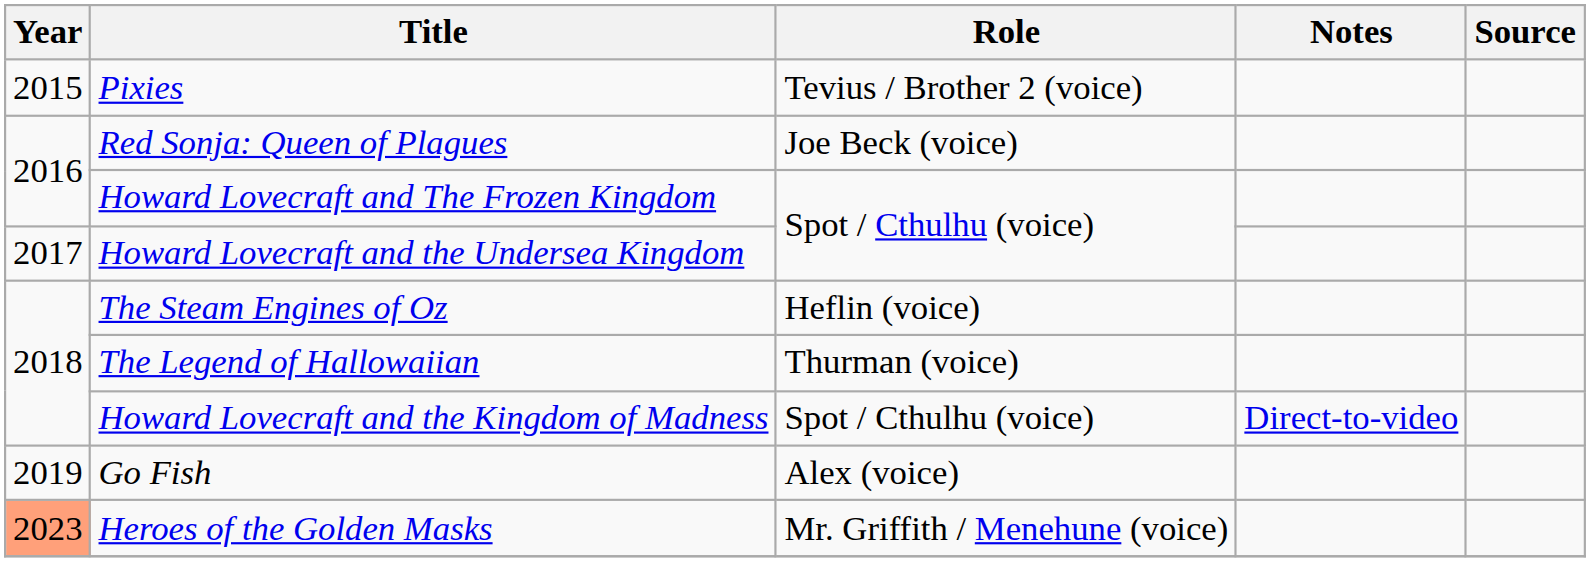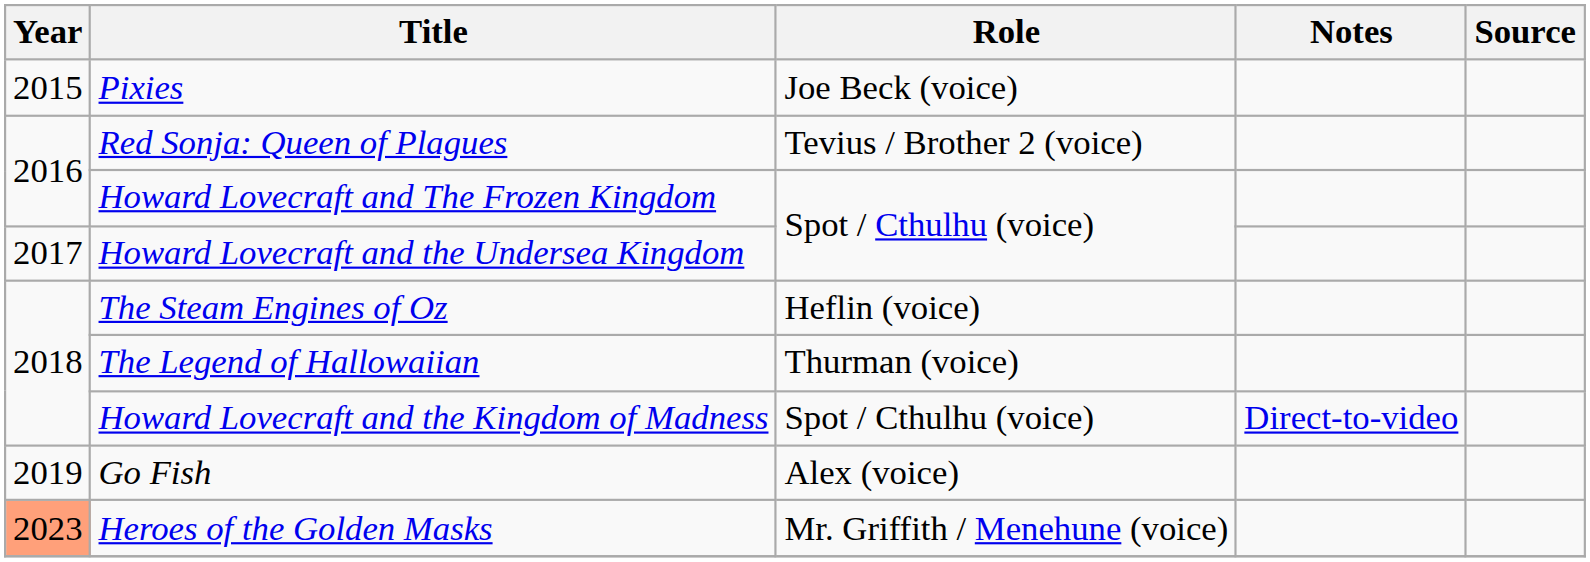(964, 87) Tevius / Brother 2 (voice) -> (901, 87) Joe Beck (voice)
(901, 142) Joe Beck (voice) -> (964, 142) Tevius / Brother 2 (voice)
